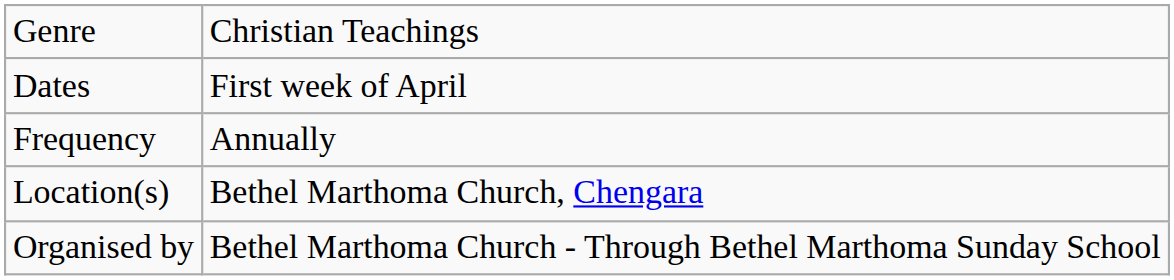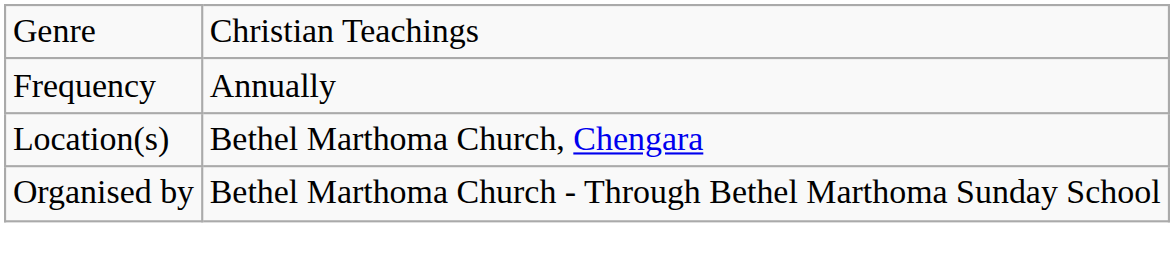- row: (52, 85)
